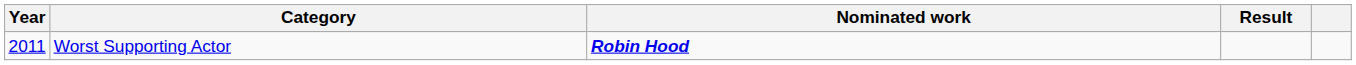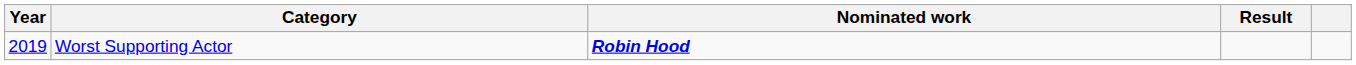(27, 45) 2011 -> (28, 45) 2019
